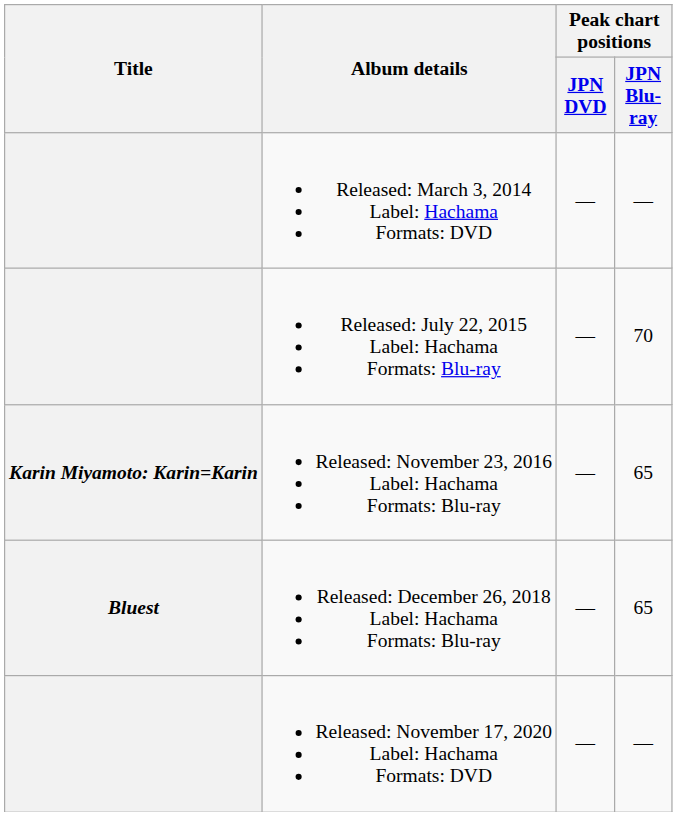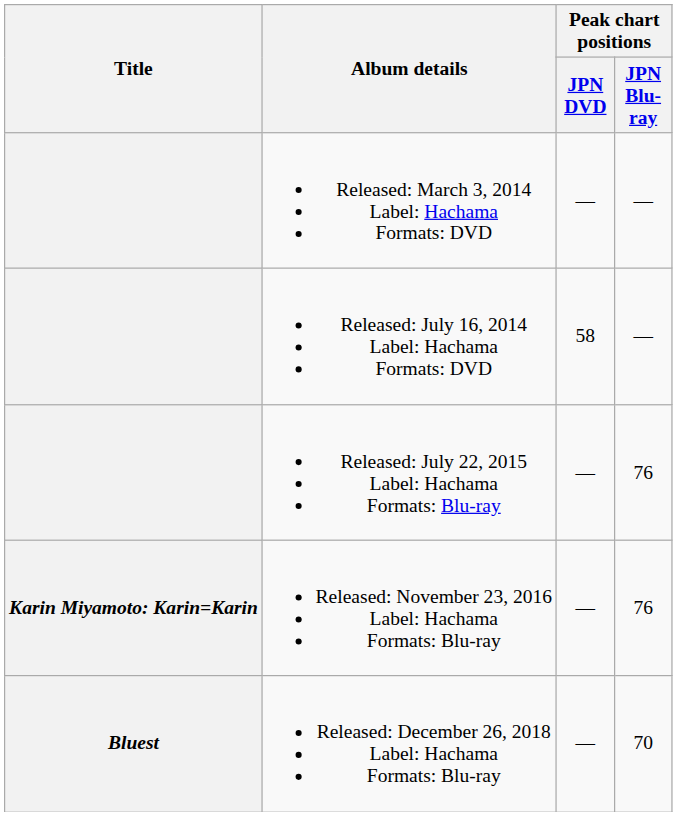+ row: (409, 347)
(643, 336) 70 -> (643, 471) 76
(643, 471) 65 -> (643, 607) 76
(643, 607) 65 -> (643, 743) 70
- row: (409, 755)
